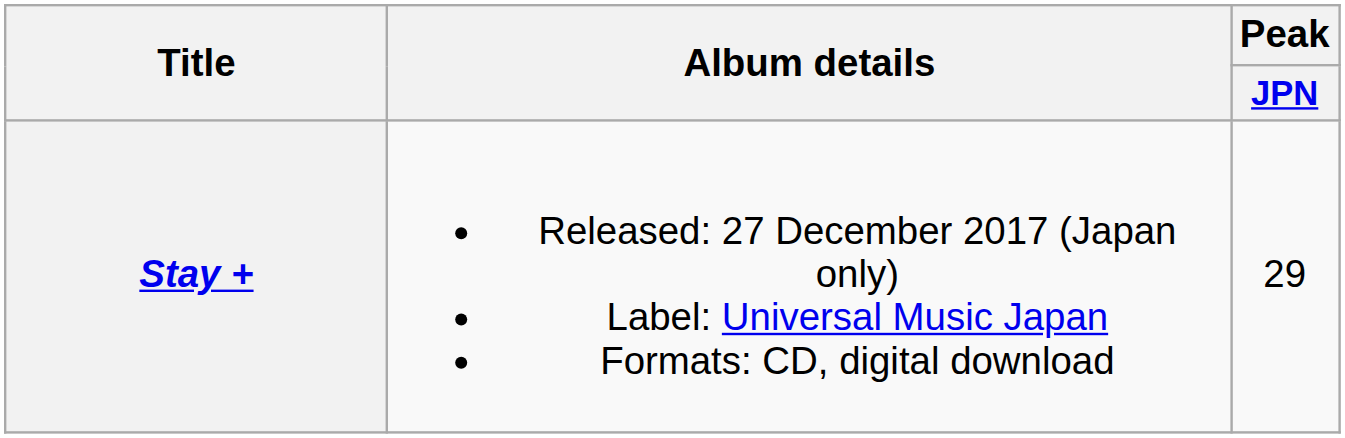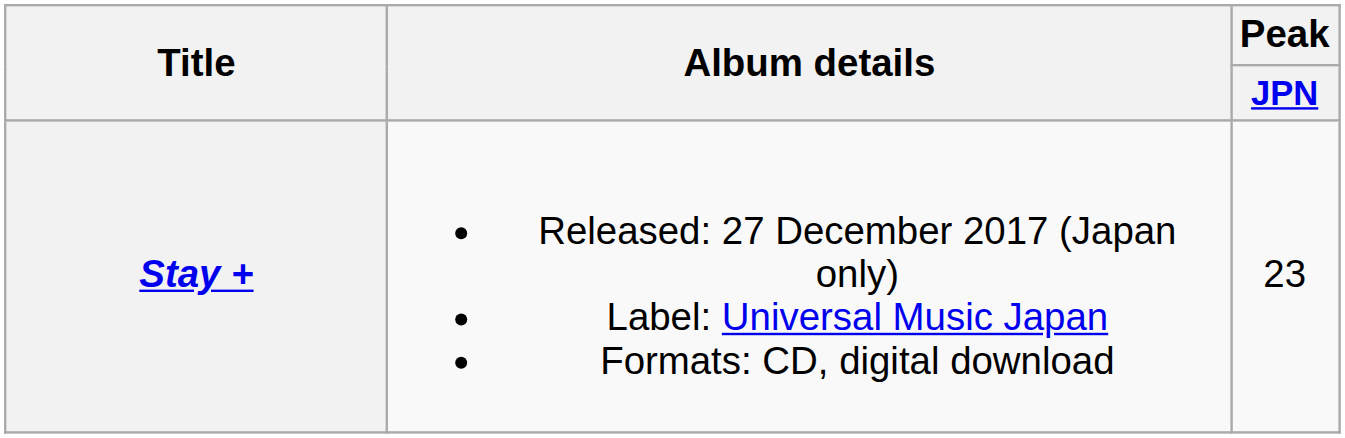(1285, 275) 29 -> (1285, 275) 23
